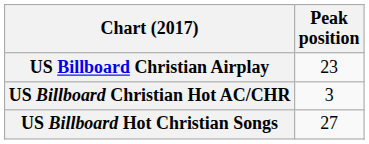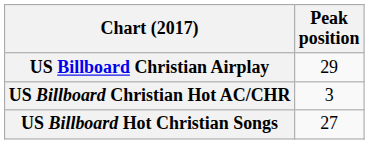(329, 67) 23 -> (329, 67) 29
